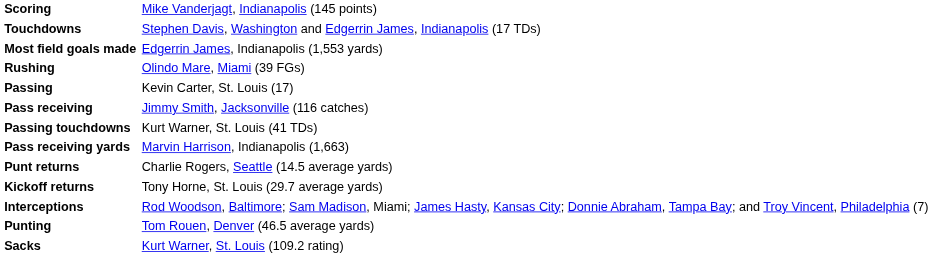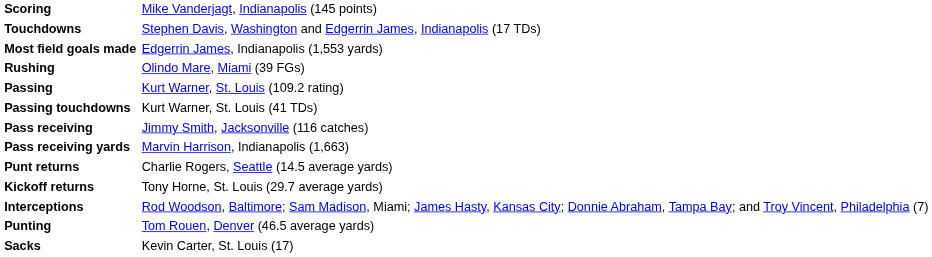(218, 88) Kevin Carter, St. Louis (17) -> (243, 88) Kurt Warner, St. Louis (109.2 rating)
rows swapped: (67, 127) <-> (48, 108)
(243, 246) Kurt Warner, St. Louis (109.2 rating) -> (218, 246) Kevin Carter, St. Louis (17)
